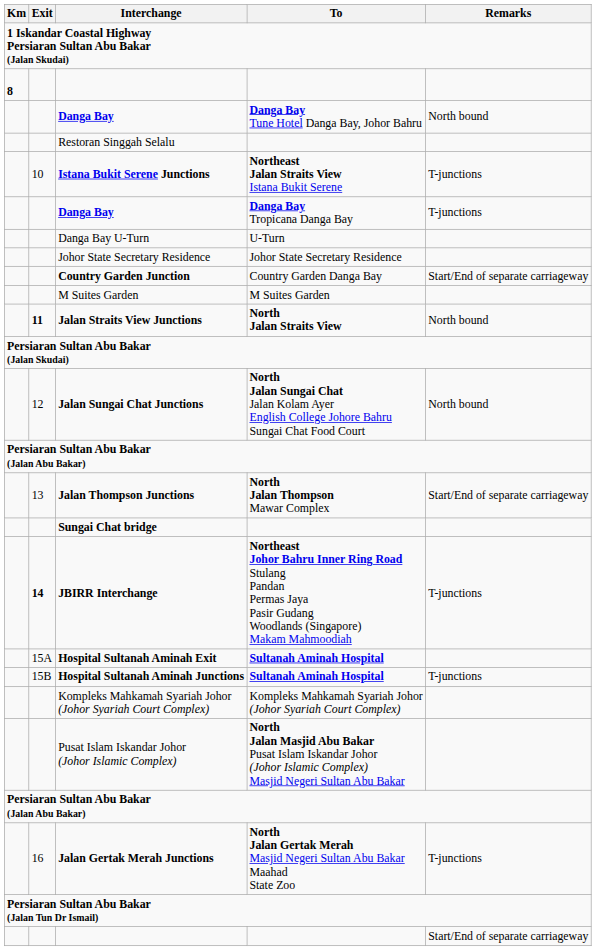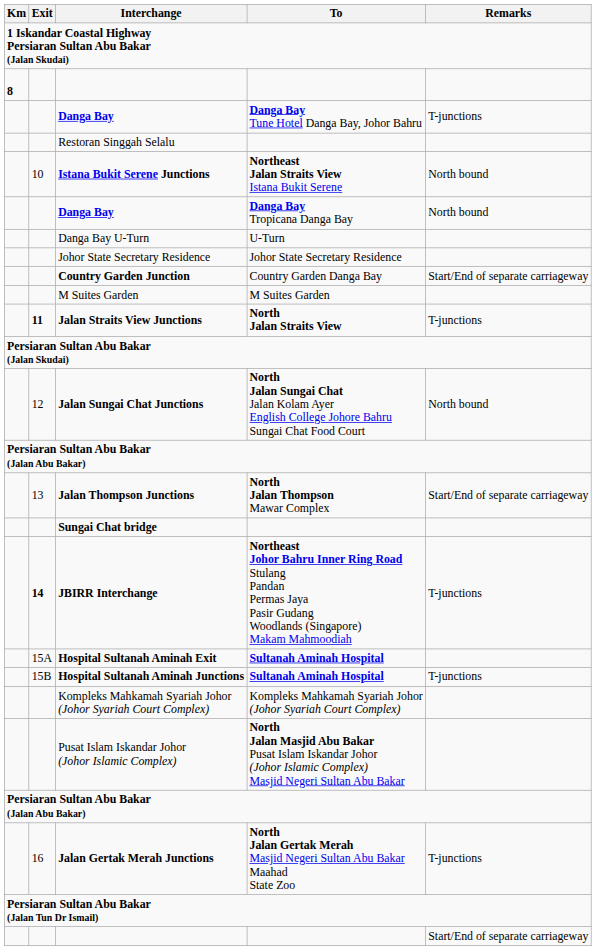(458, 116) North bound -> (455, 116) T-junctions
(455, 174) T-junctions -> (458, 174) North bound
(455, 213) T-junctions -> (458, 213) North bound
(458, 320) North bound -> (455, 320) T-junctions
